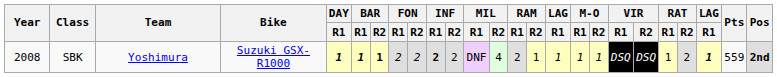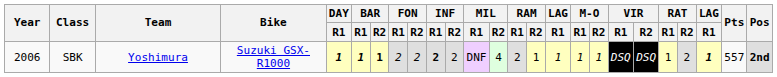(27, 57) 2008 -> (27, 57) 2006
(734, 57) 559 -> (734, 57) 557
